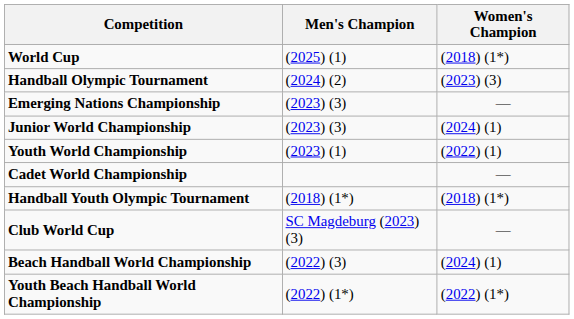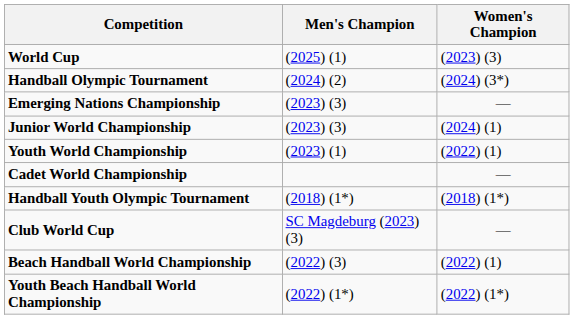(475, 56) (2018) (1*) -> (471, 56) (2023) (3)
(471, 80) (2023) (3) -> (475, 80) (2024) (3*)
(471, 262) (2024) (1) -> (471, 262) (2022) (1)
